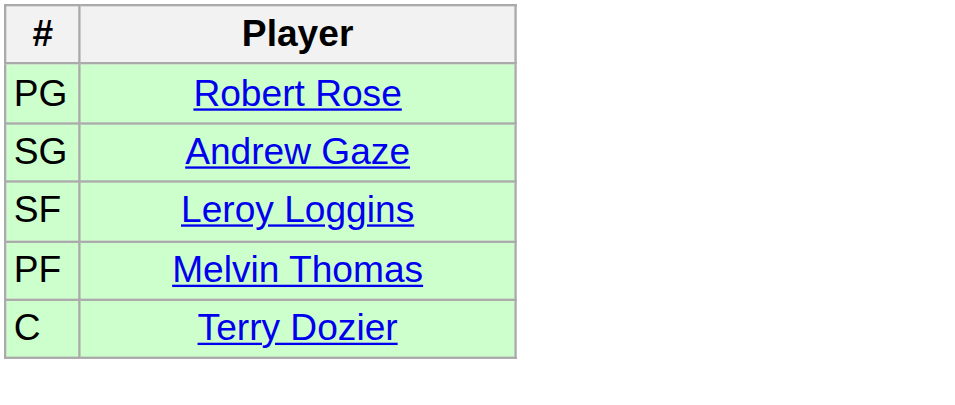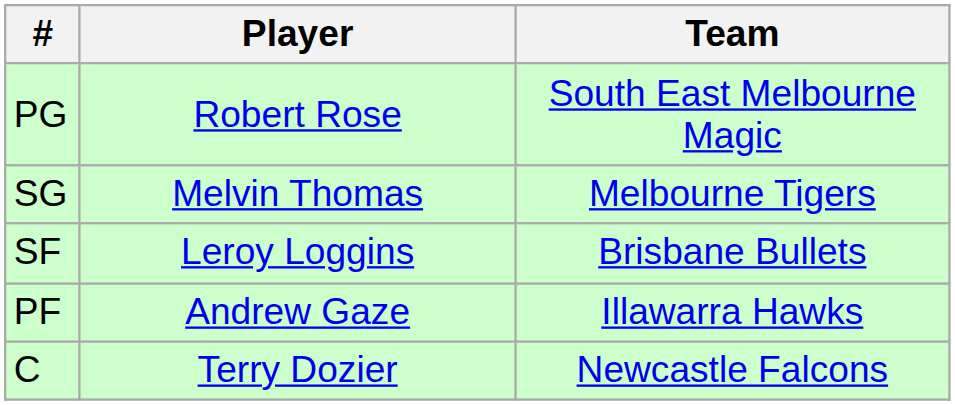+ column: (732, 33)
(298, 151) Andrew Gaze -> (298, 193) Melvin Thomas
(298, 269) Melvin Thomas -> (298, 311) Andrew Gaze
